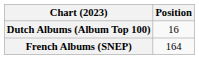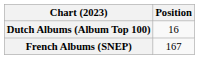(174, 46) 164 -> (174, 46) 167
